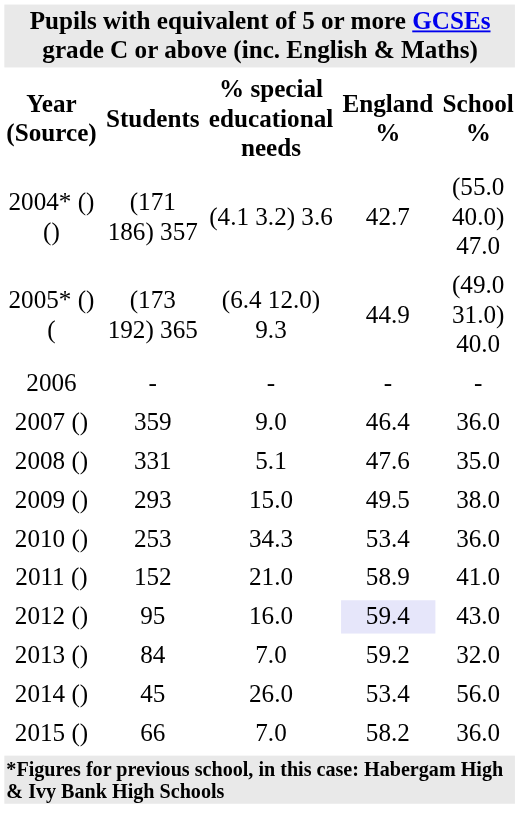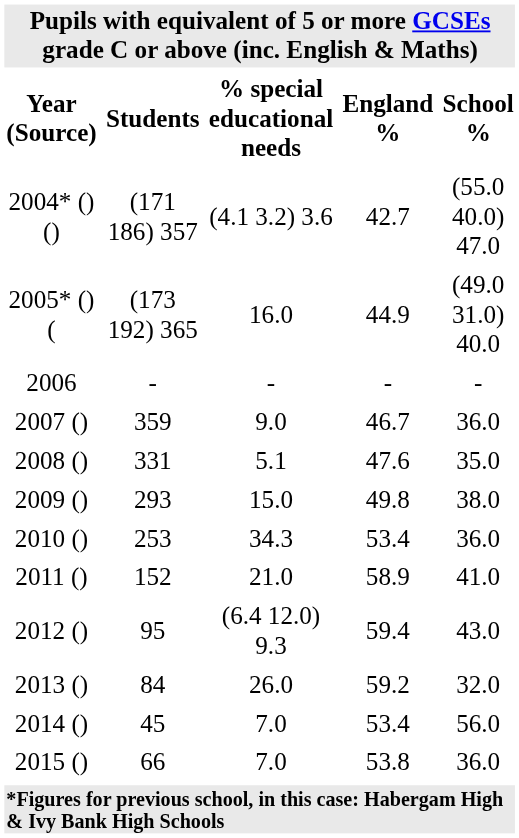(271, 314) (6.4 12.0) 9.3 -> (271, 314) 16.0
(388, 422) 46.4 -> (388, 422) 46.7
(388, 499) 49.5 -> (388, 499) 49.8
(271, 616) 16.0 -> (271, 631) (6.4 12.0) 9.3
(388, 616) lavender background -> (388, 631) no background
(271, 655) 7.0 -> (271, 684) 26.0
(271, 694) 26.0 -> (271, 723) 7.0
(388, 733) 58.2 -> (388, 762) 53.8
